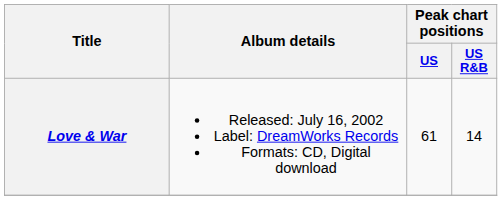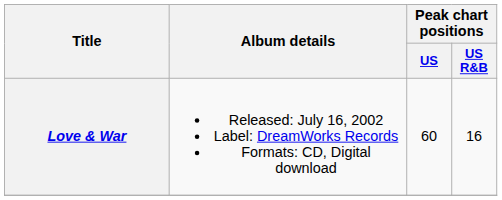(429, 136) 61 -> (429, 136) 60
(474, 136) 14 -> (474, 136) 16
